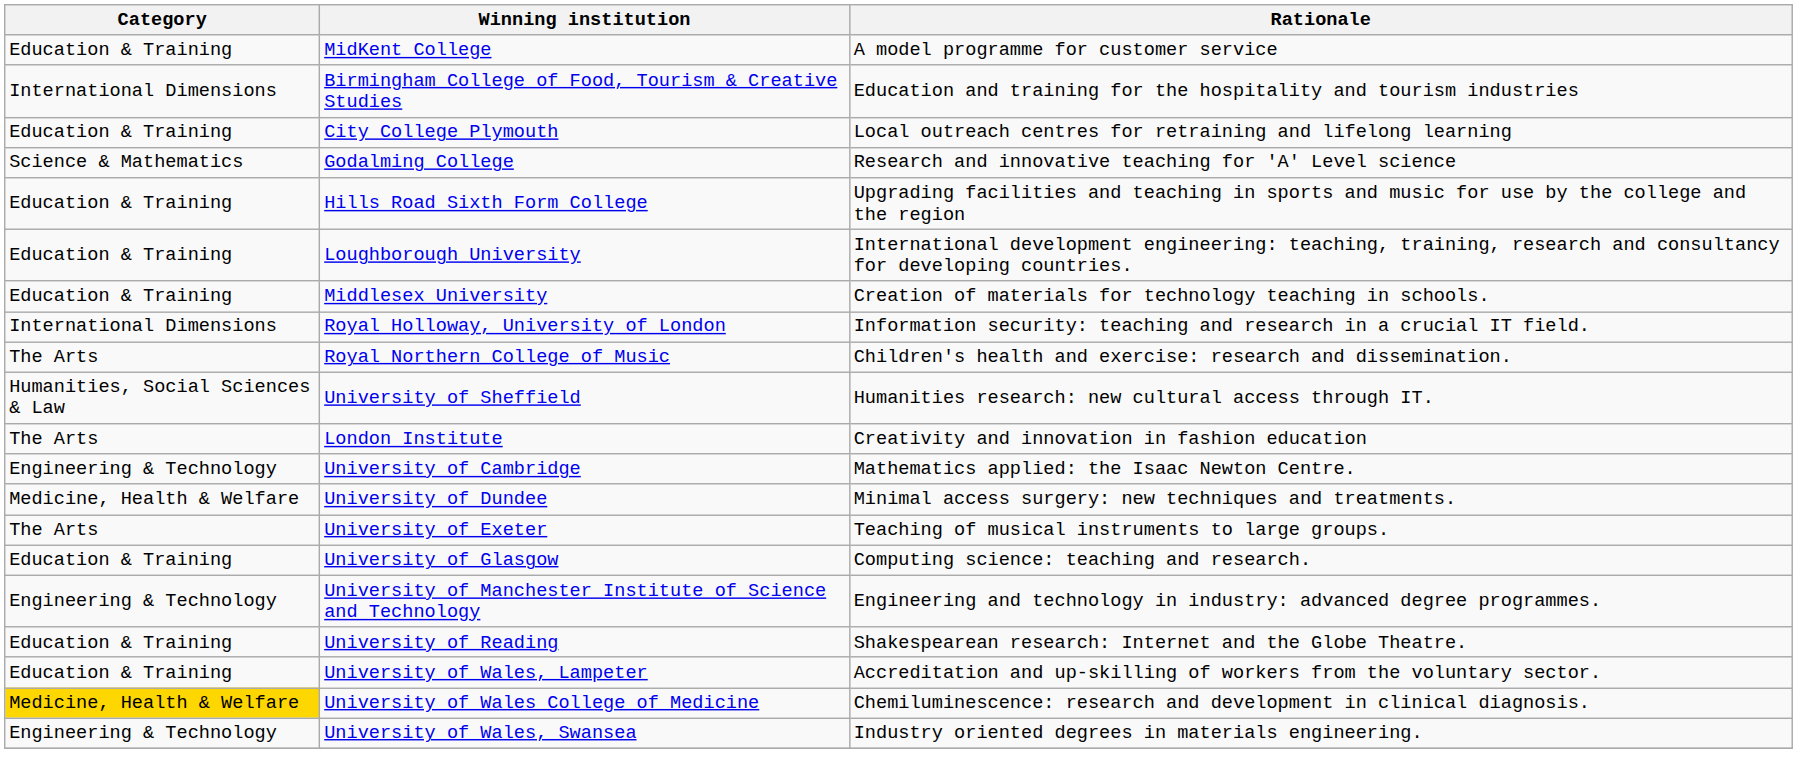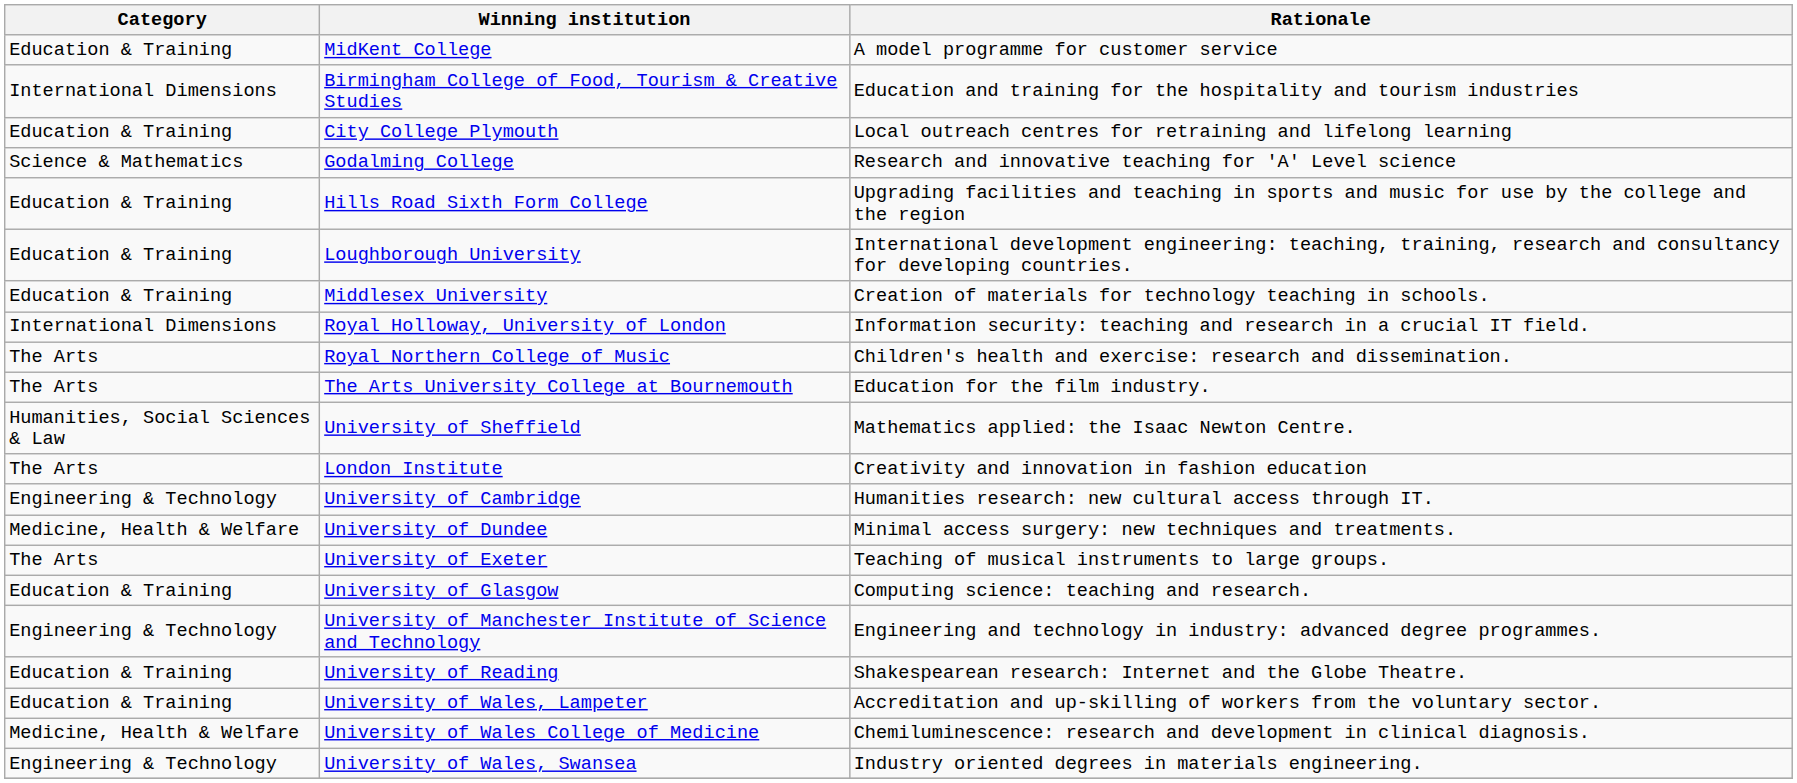+ row: (558, 387)
(1144, 398) Humanities research: new cultural access through IT. -> (1105, 428) Mathematics applied: the Isaac Newton Centre.
(1105, 469) Mathematics applied: the Isaac Newton Centre. -> (1144, 500) Humanities research: new cultural access through IT.
(154, 703) gold background -> (154, 733) no background
